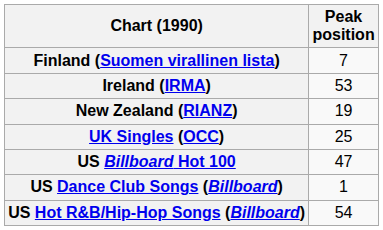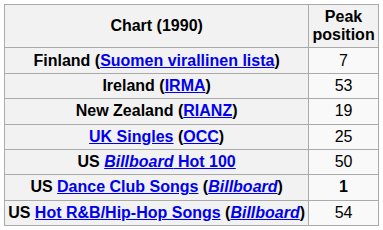(344, 162) 47 -> (344, 162) 50
(344, 187) normal -> (344, 187) bold
